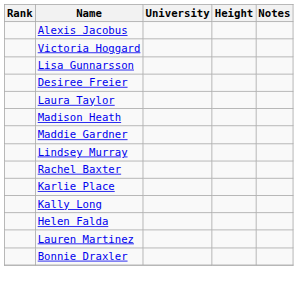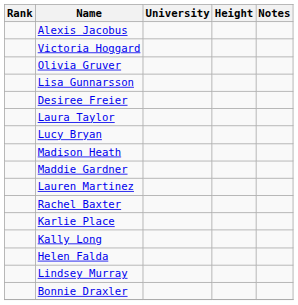+ row: (79, 65)
+ row: (70, 135)
rows swapped: (86, 239) <-> (83, 152)
